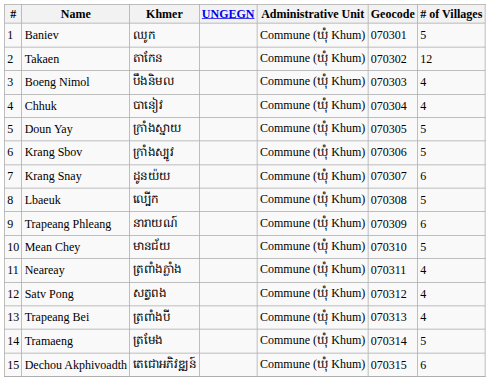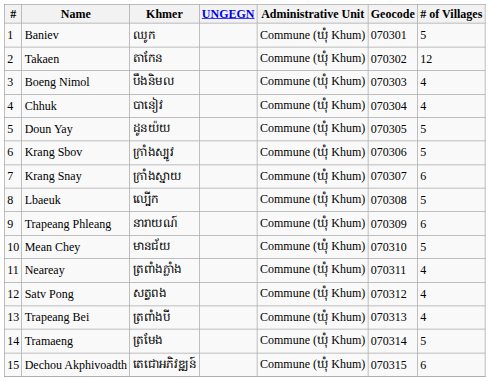(157, 128) ក្រាំងស្នាយ -> (151, 128) ដូនយ៉យ
(151, 175) ដូនយ៉យ -> (157, 175) ក្រាំងស្នាយ
